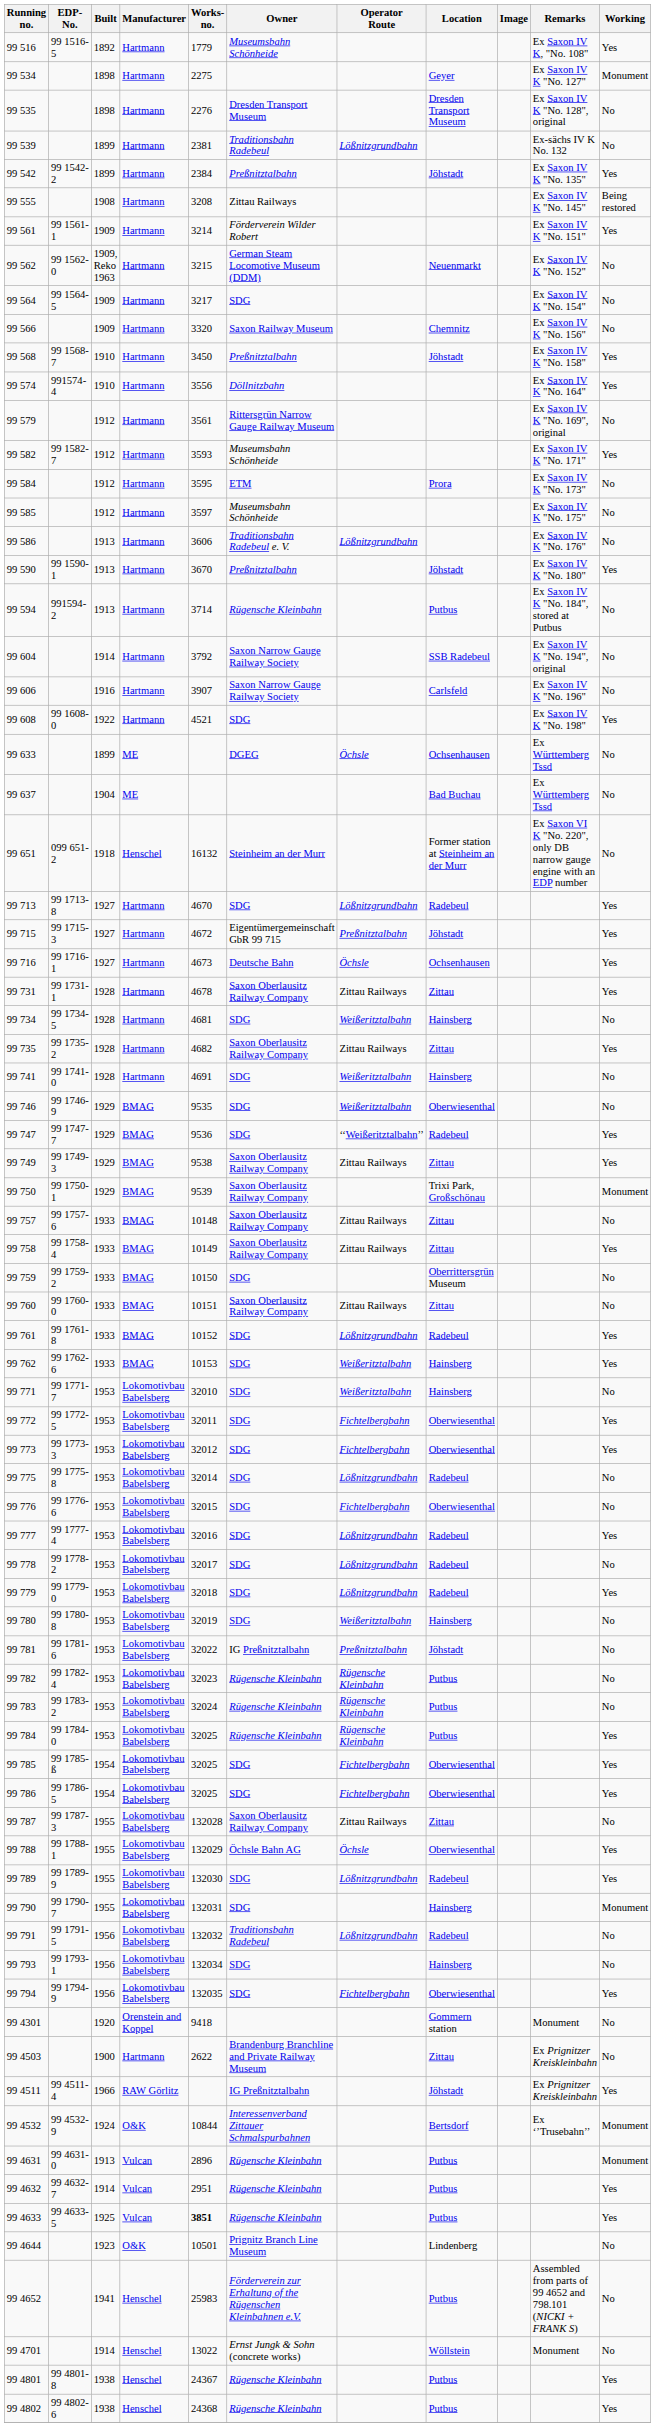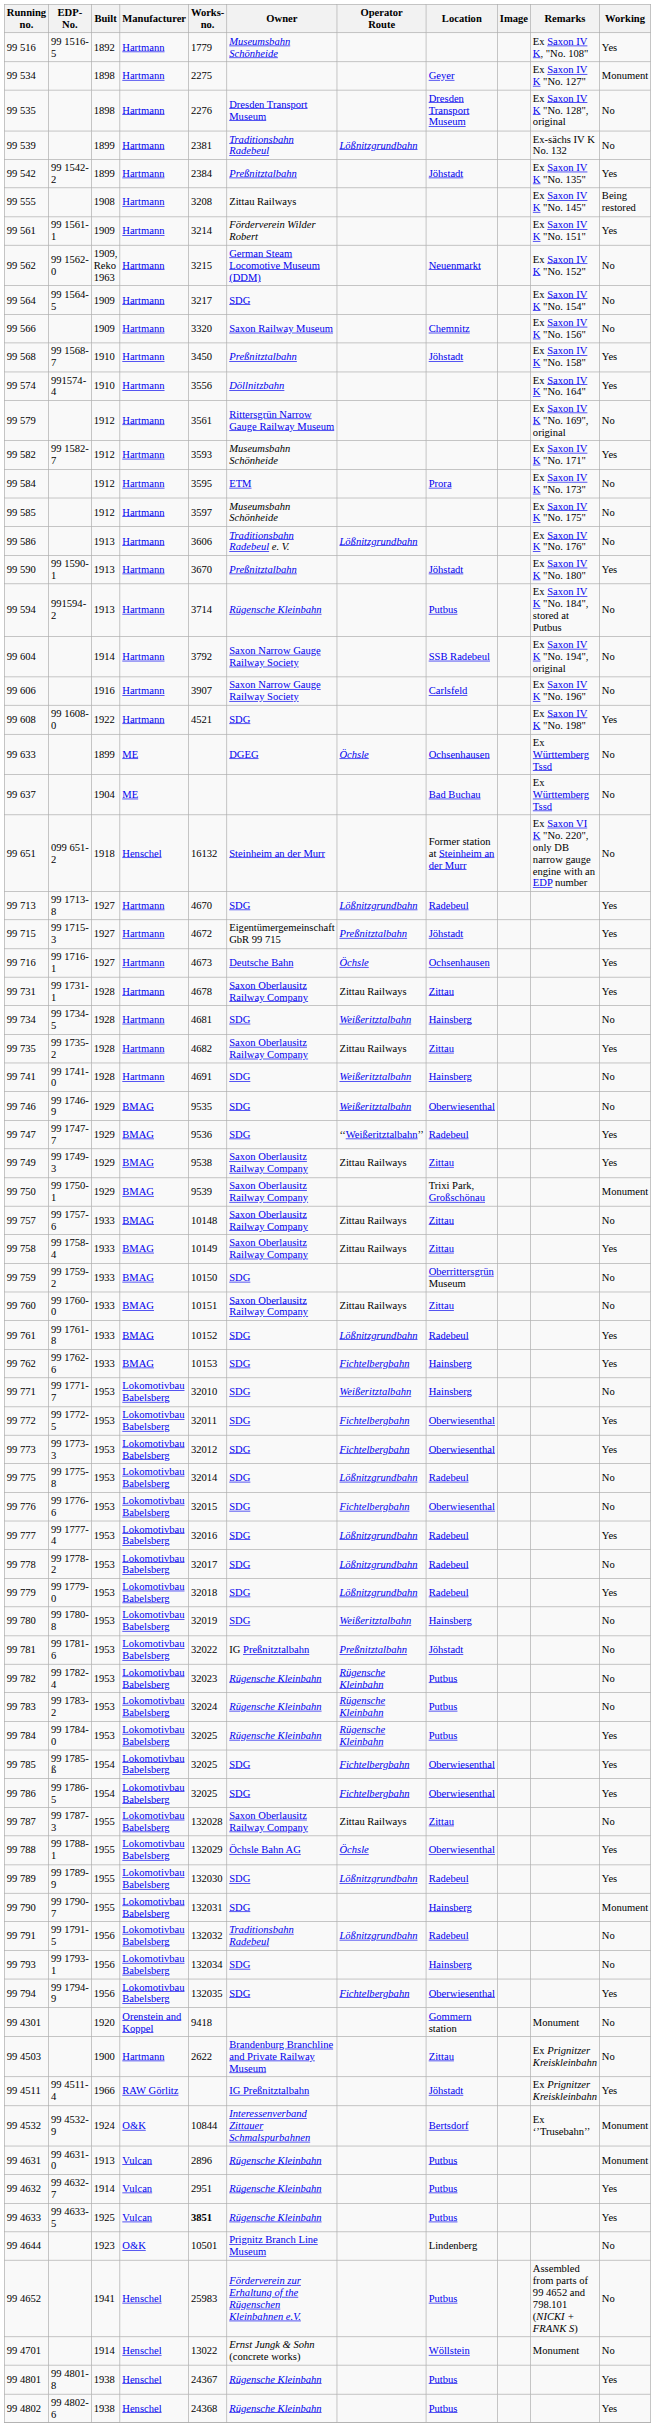(375, 1363) Weißeritztalbahn -> (374, 1363) Fichtelbergbahn
